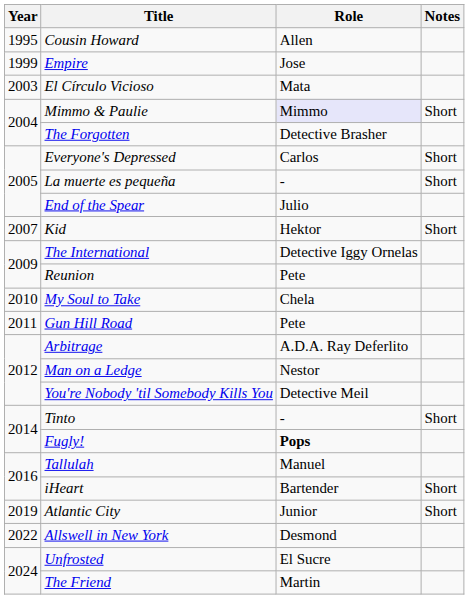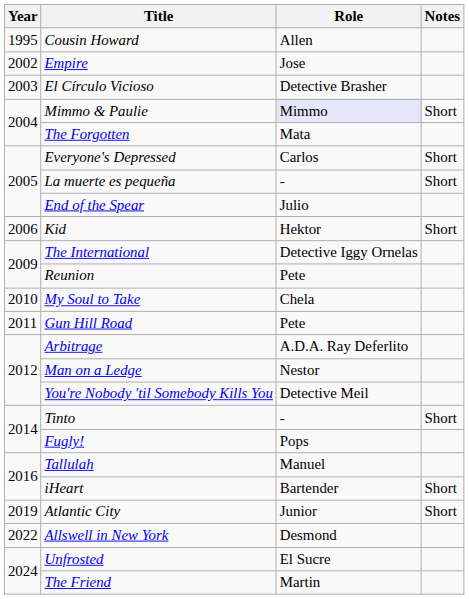(23, 63) 1999 -> (23, 63) 2002
(295, 87) Mata -> (333, 87) Detective Brasher
(333, 134) Detective Brasher -> (295, 134) Mata
(23, 228) 2007 -> (23, 228) 2006
(295, 441) bold -> (294, 441) normal
